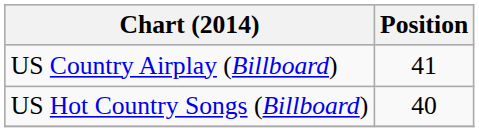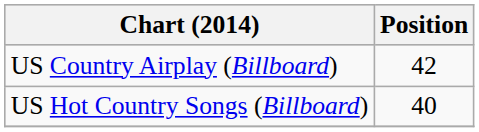(424, 65) 41 -> (424, 65) 42
